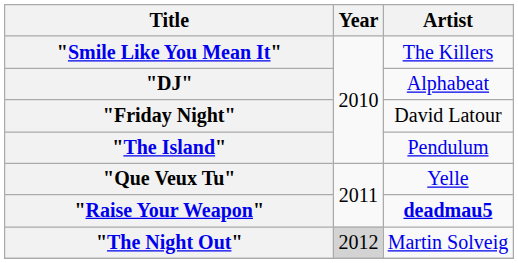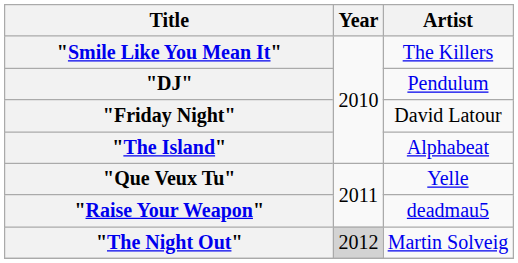(448, 83) Alphabeat -> (448, 83) Pendulum
(448, 147) Pendulum -> (448, 147) Alphabeat
(448, 210) bold -> (448, 210) normal
